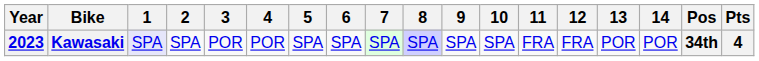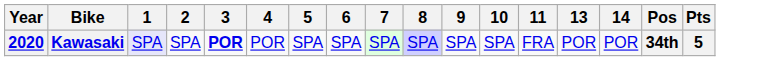- column: (578, 18)
(26, 43) 2023 -> (26, 43) 2020
(226, 43) normal -> (226, 43) bold
(738, 43) 4 -> (699, 43) 5
